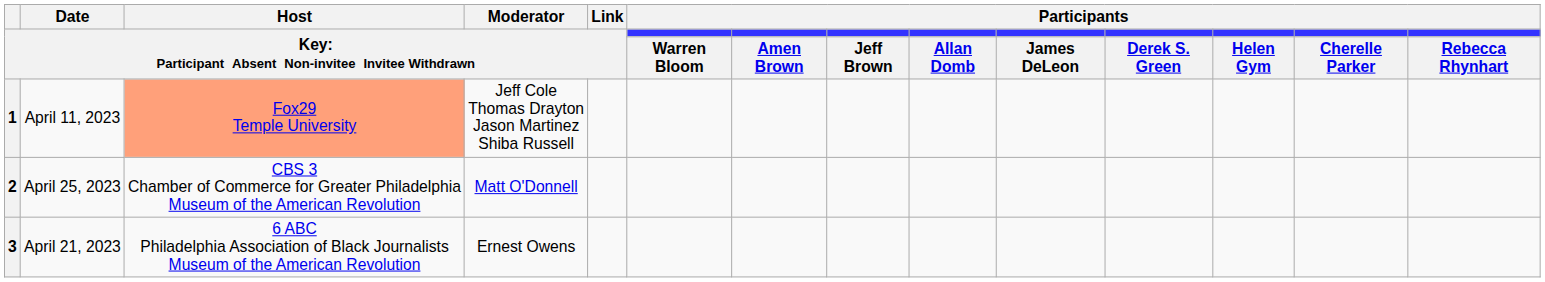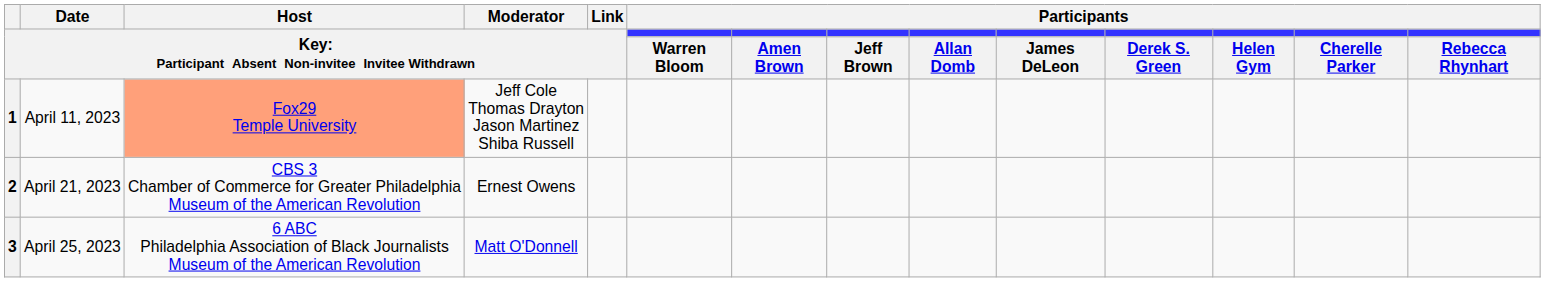(72, 186) April 25, 2023 -> (72, 186) April 21, 2023
(526, 186) Matt O'Donnell -> (526, 186) Ernest Owens
(72, 247) April 21, 2023 -> (72, 247) April 25, 2023
(526, 247) Ernest Owens -> (526, 247) Matt O'Donnell
